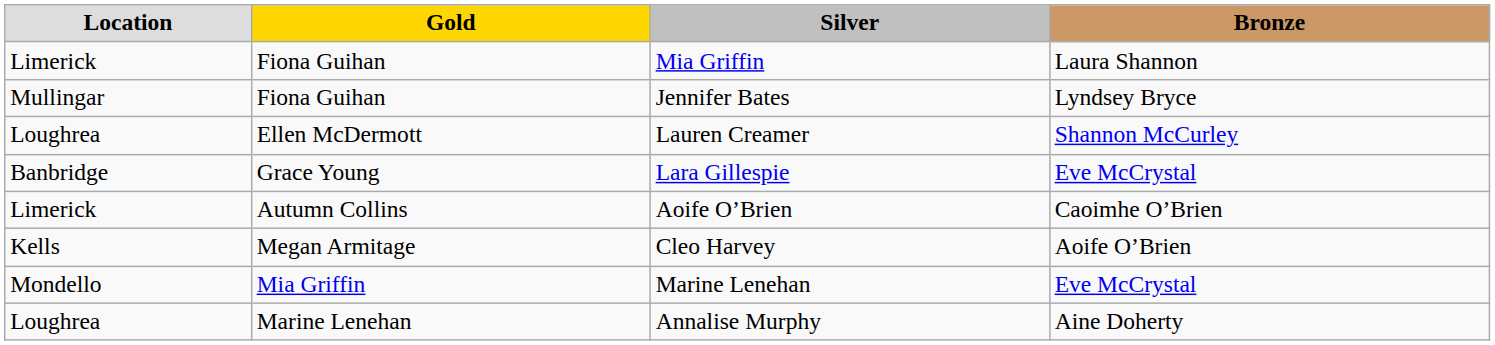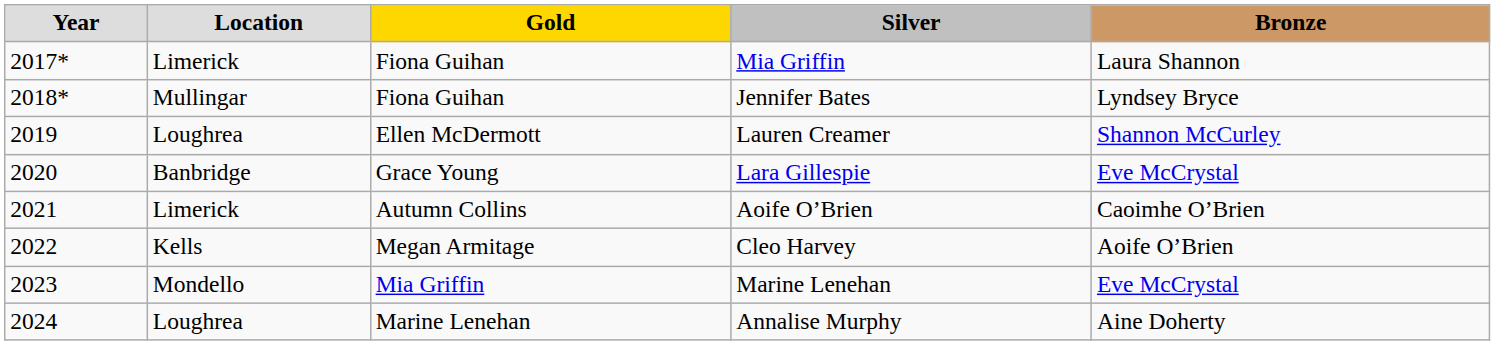+ column: (76, 23)
